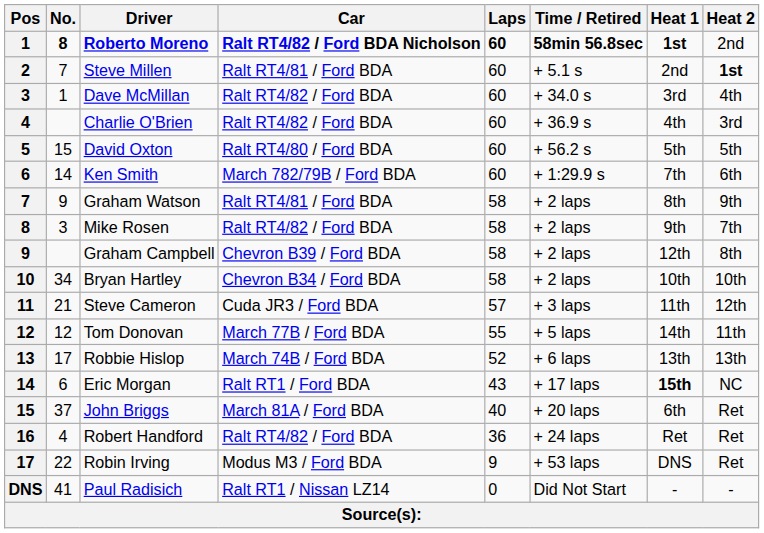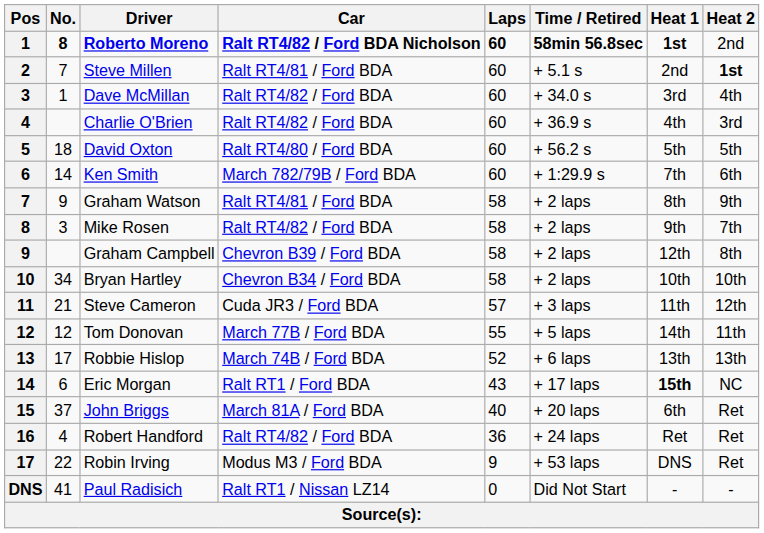(63, 148) 15 -> (63, 148) 18
